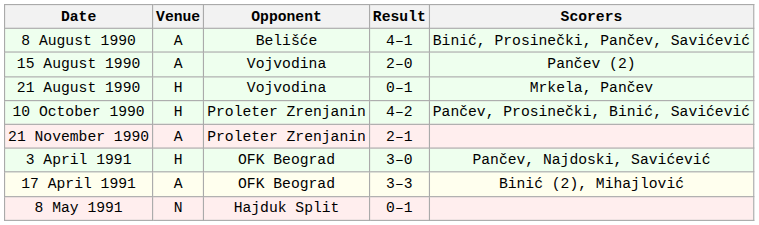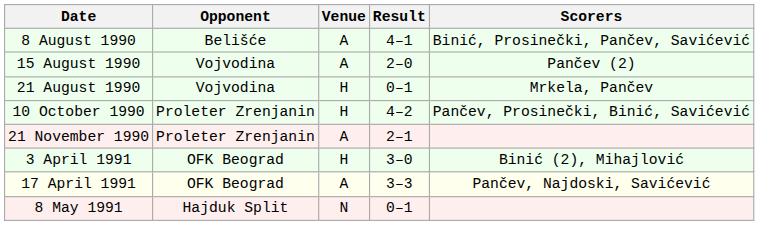columns swapped: (287, 17) <-> (178, 17)
(591, 160) Pančev, Najdoski, Savićević -> (591, 160) Binić (2), Mihajlović
(591, 184) Binić (2), Mihajlović -> (591, 184) Pančev, Najdoski, Savićević
